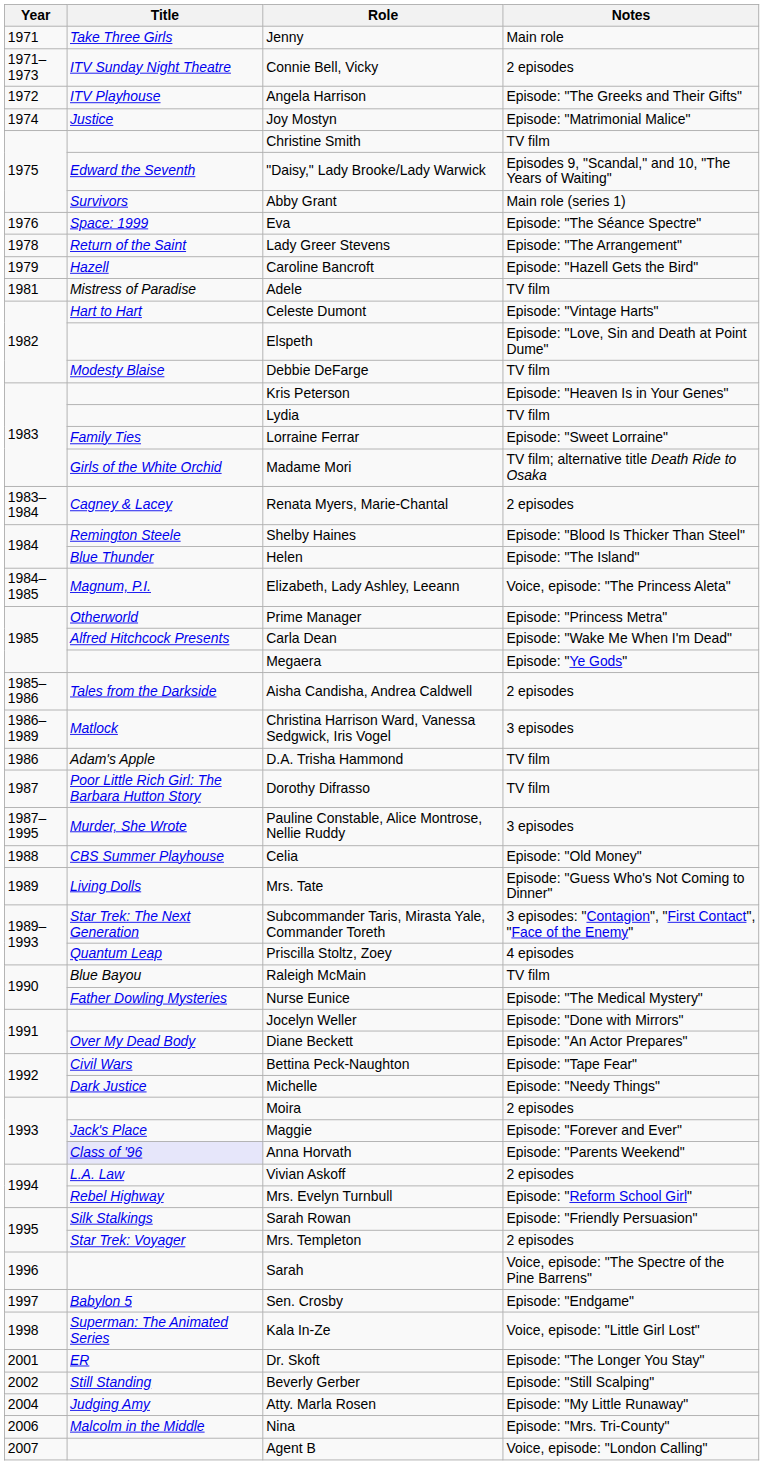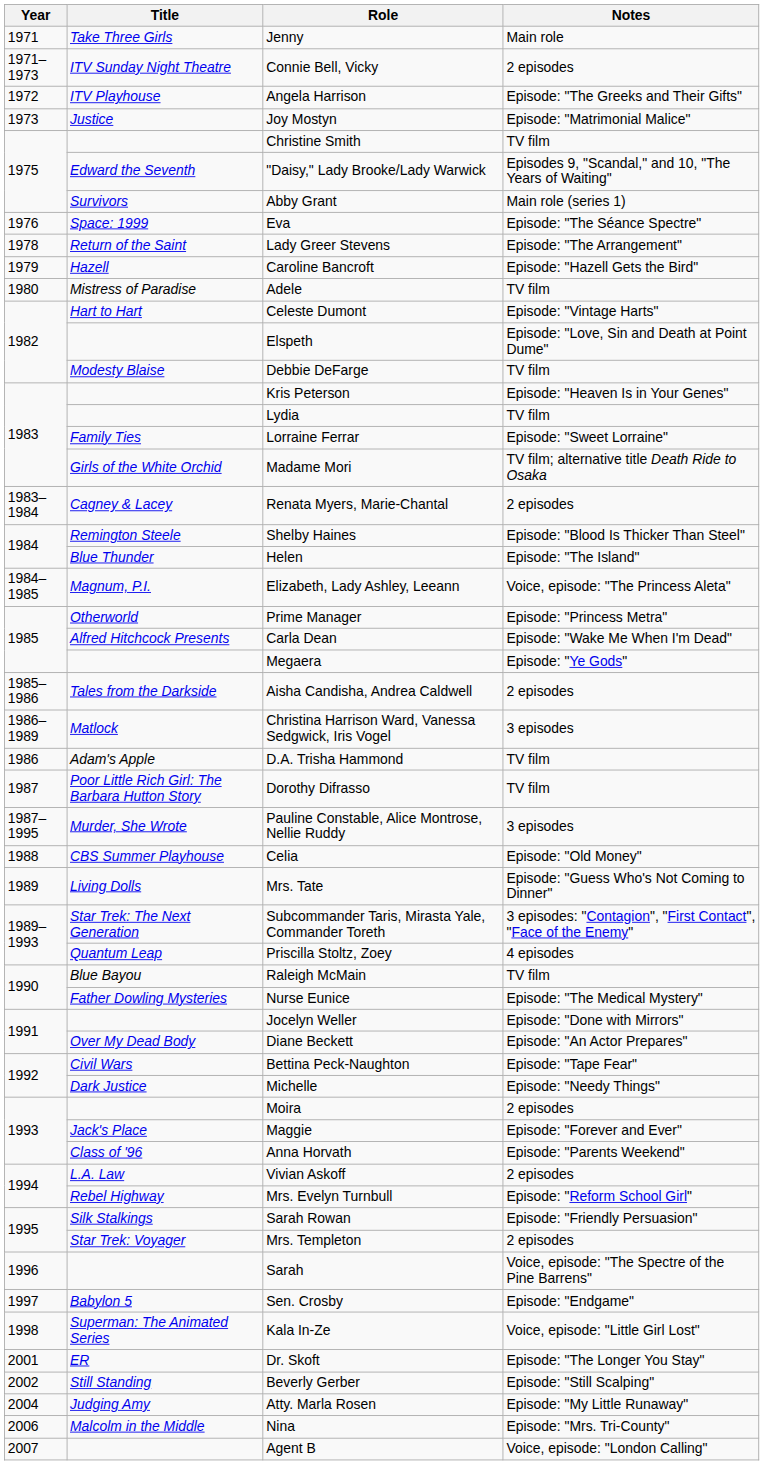(23, 119) 1974 -> (23, 119) 1973
(23, 289) 1981 -> (23, 289) 1980
(106, 1152) lavender background -> (106, 1152) no background
